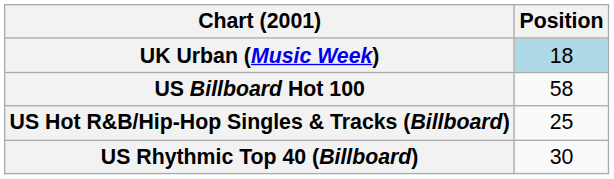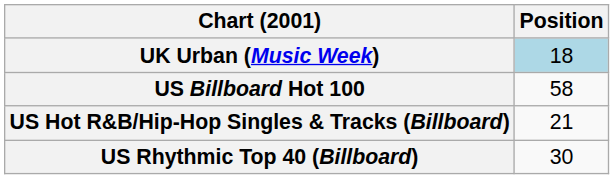(561, 122) 25 -> (561, 122) 21
